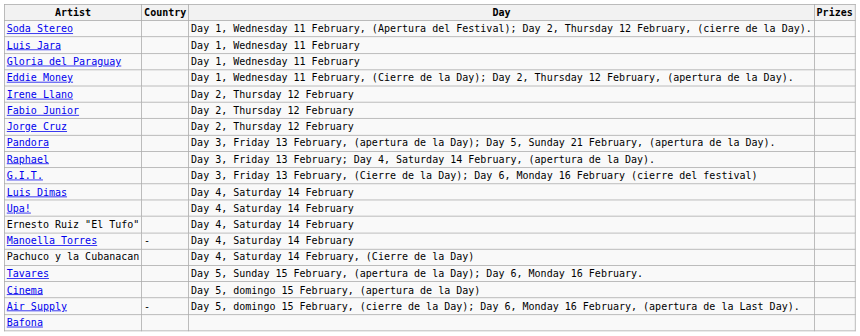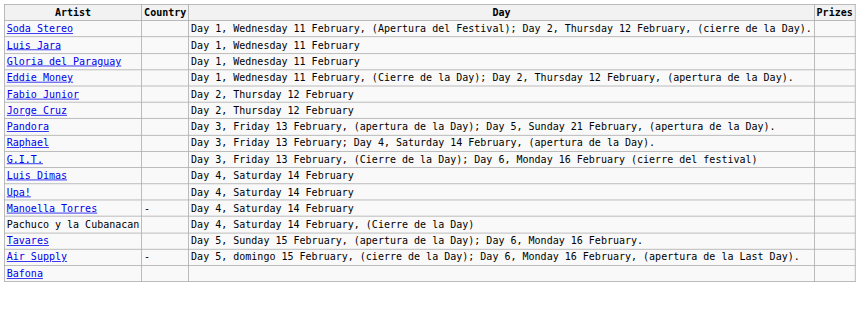- row: (40, 94)
- row: (73, 225)
- row: (25, 290)
